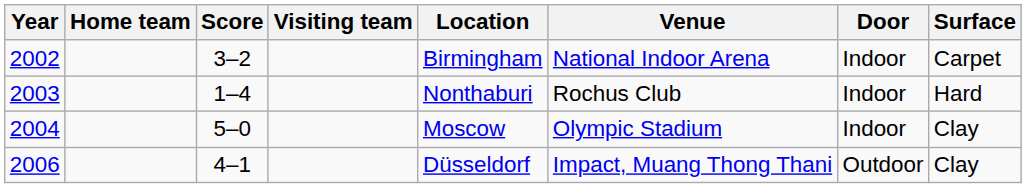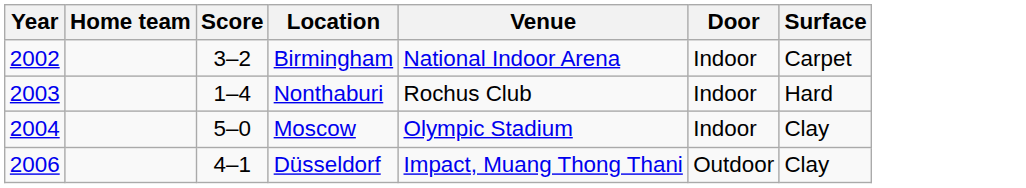- column: (343, 22)
